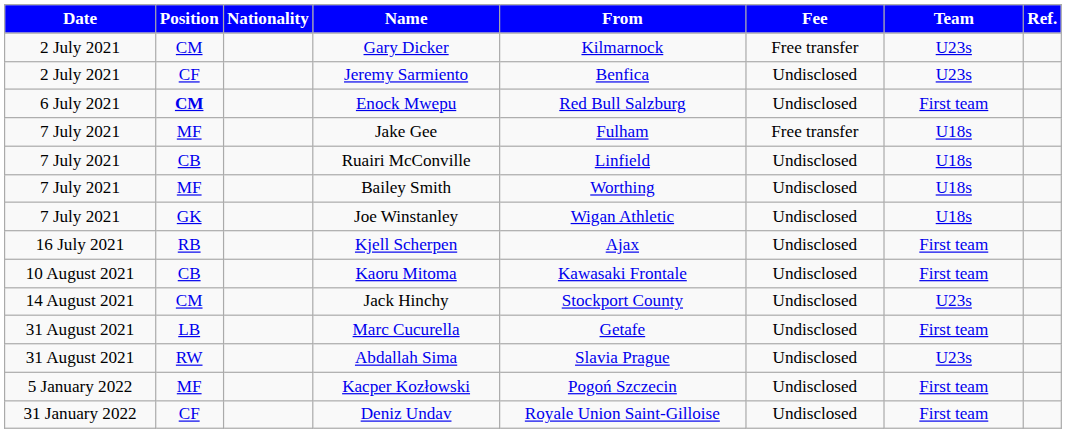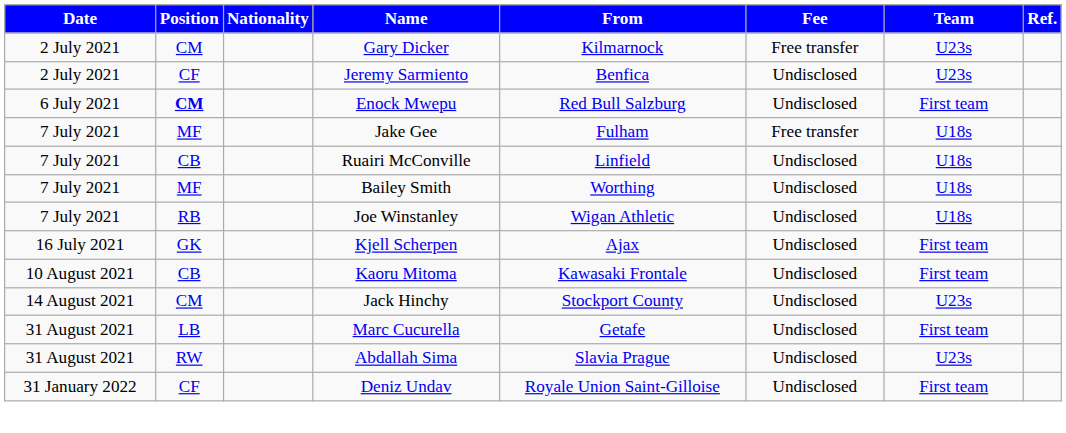(189, 216) GK -> (189, 216) RB
(189, 245) RB -> (189, 245) GK
- row: (406, 386)
